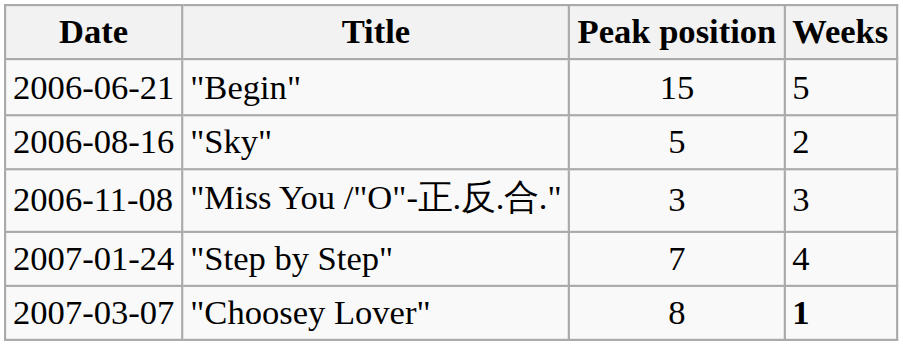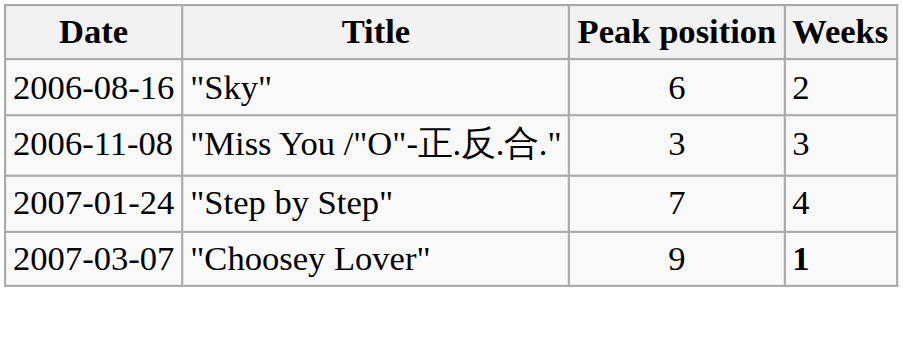- row: (246, 86)
(677, 141) 5 -> (677, 86) 6
(677, 312) 8 -> (677, 257) 9
